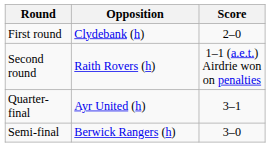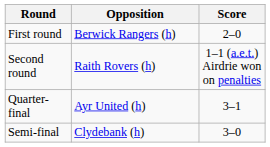(109, 33) Clydebank (h) -> (125, 33) Berwick Rangers (h)
(125, 132) Berwick Rangers (h) -> (109, 132) Clydebank (h)
